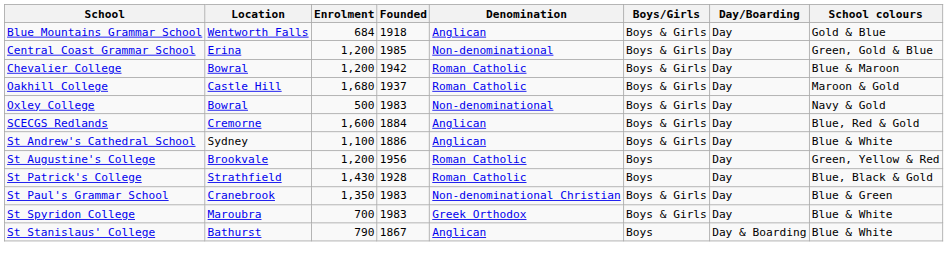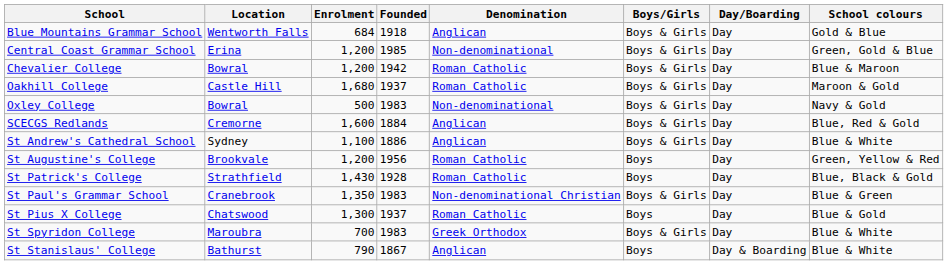+ row: (64, 214)
